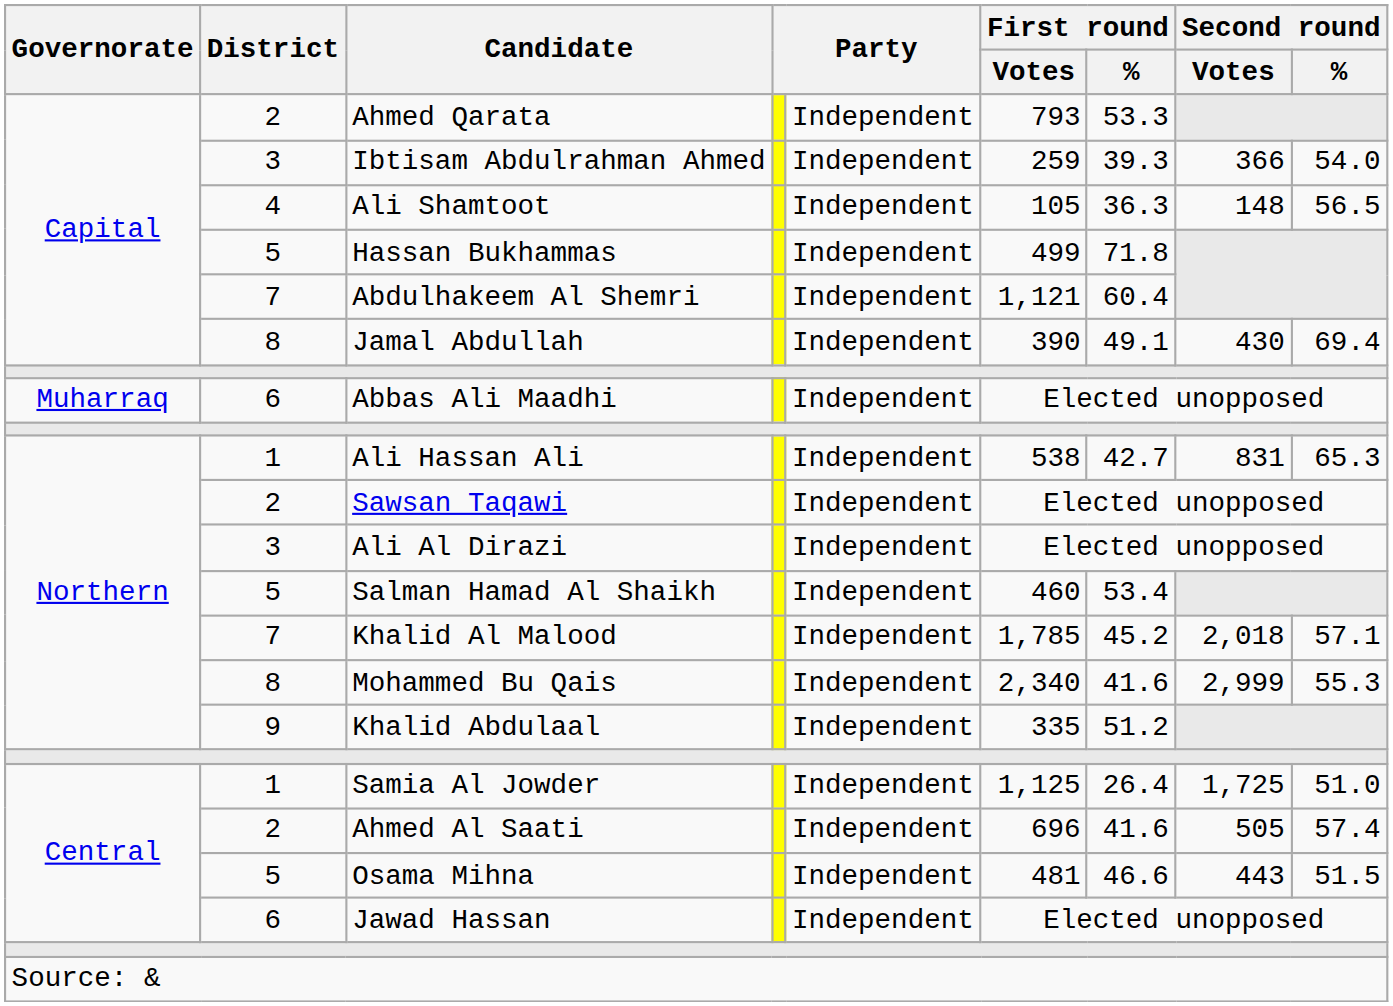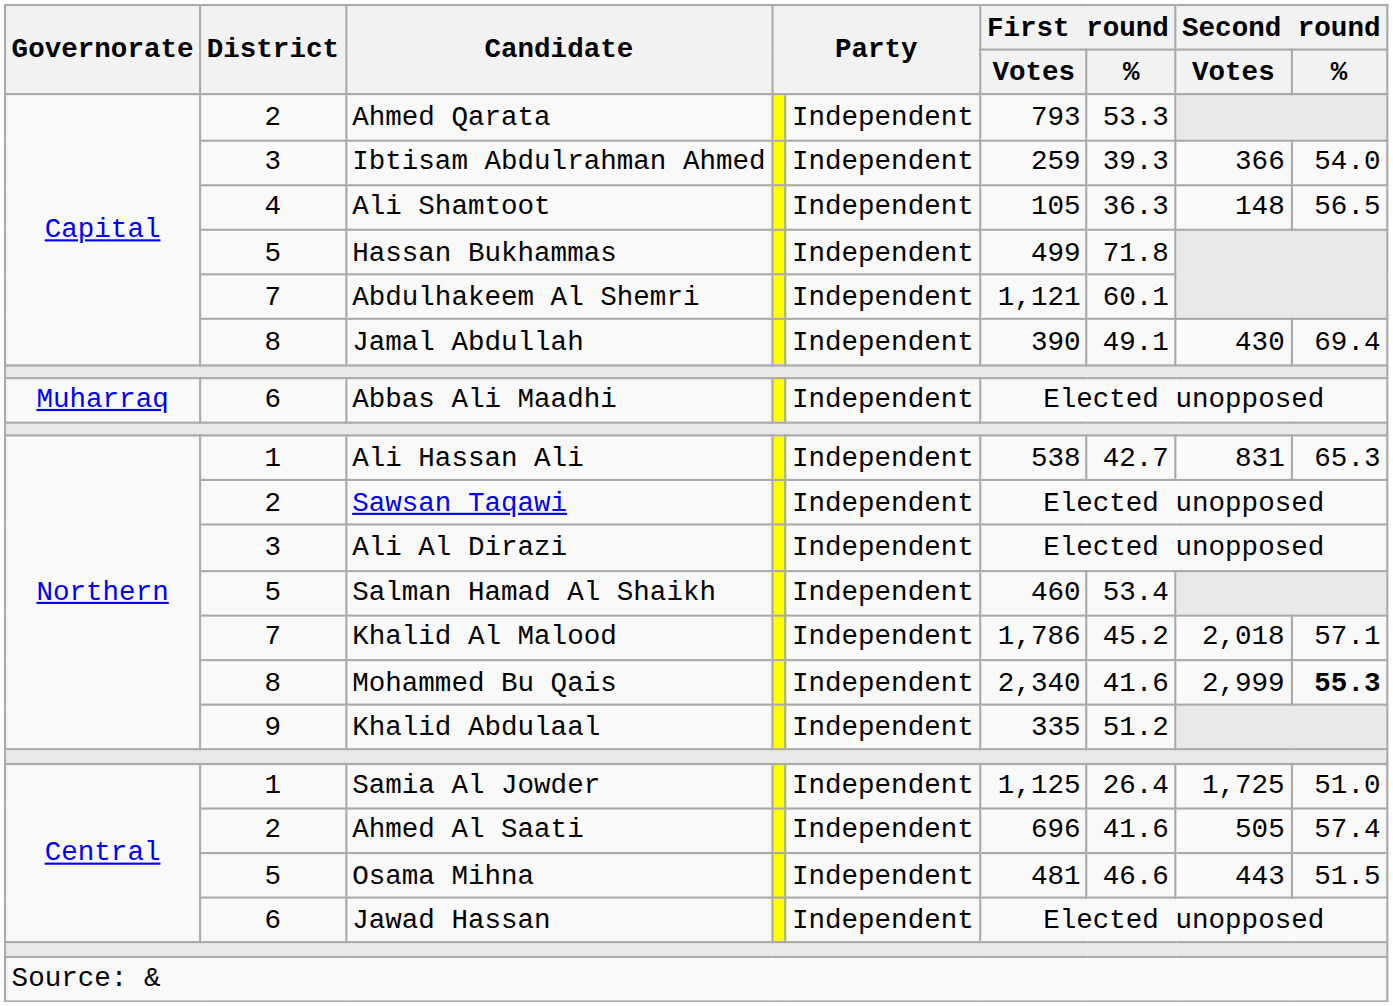(1136, 297) 60.4 -> (1136, 297) 60.1
(1039, 638) 1,785 -> (1039, 638) 1,786
(1347, 683) normal -> (1347, 683) bold
